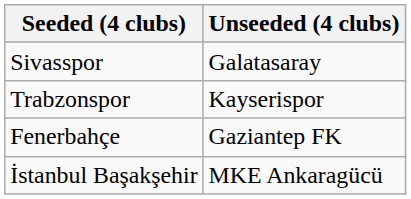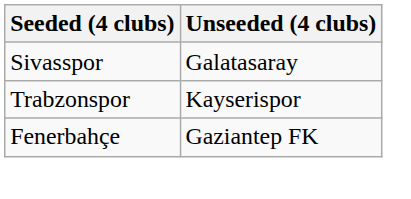- row: (104, 174)
